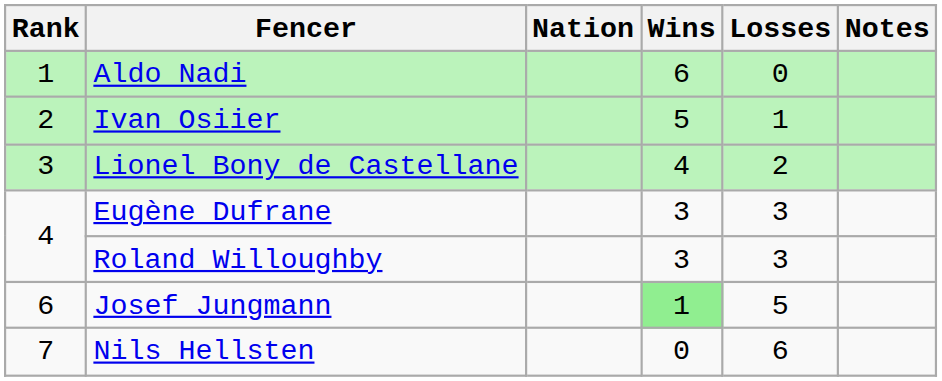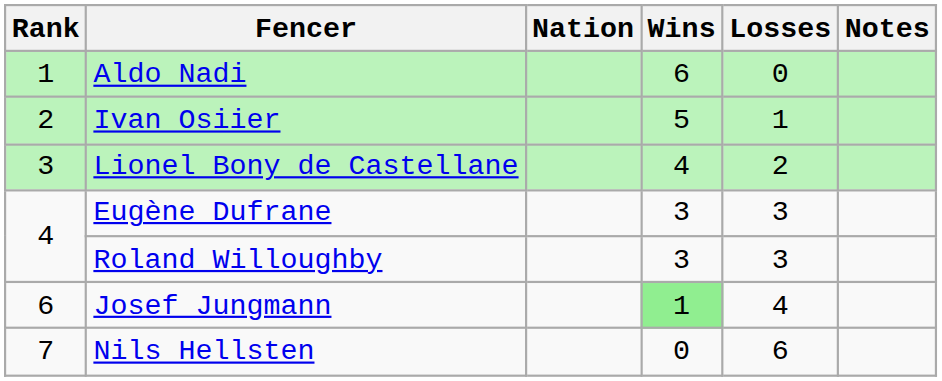(780, 305) 5 -> (780, 305) 4
